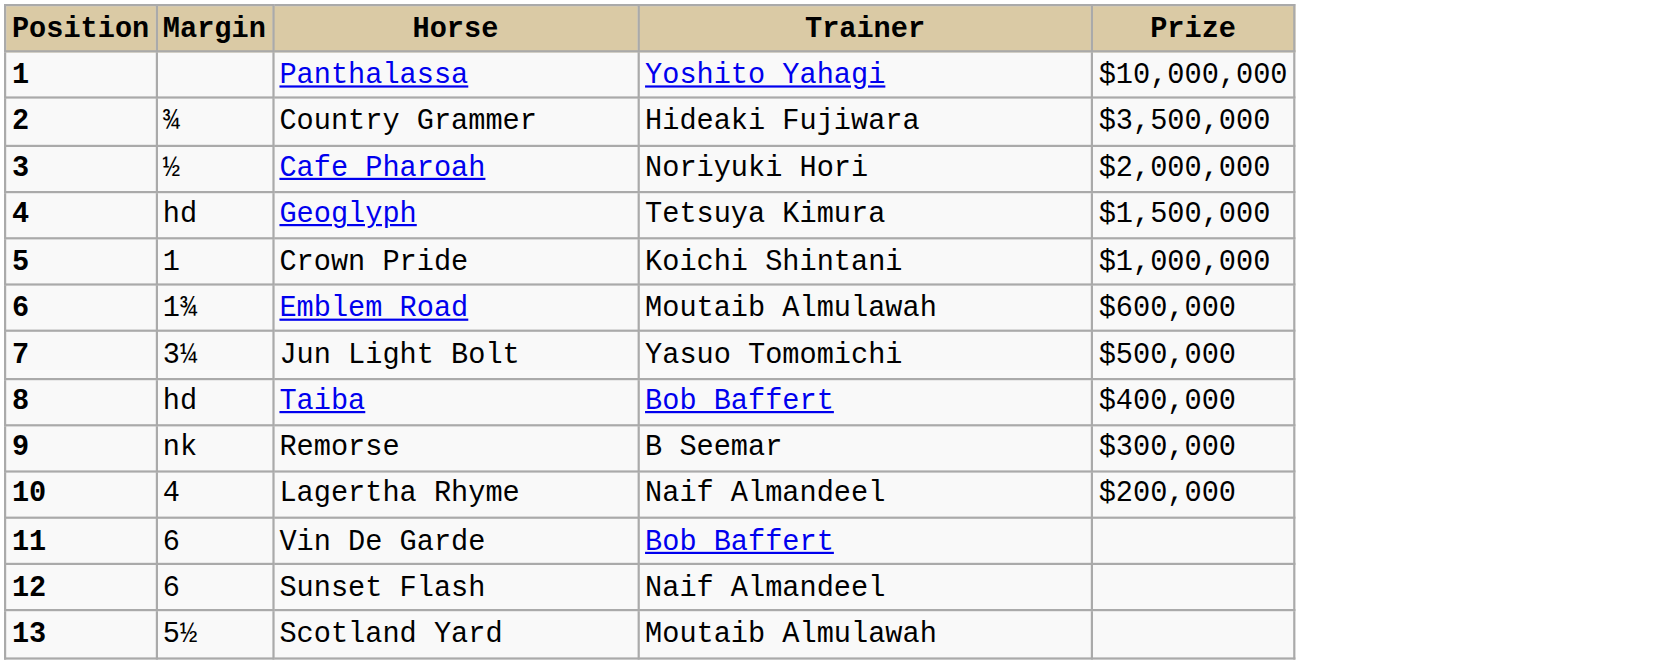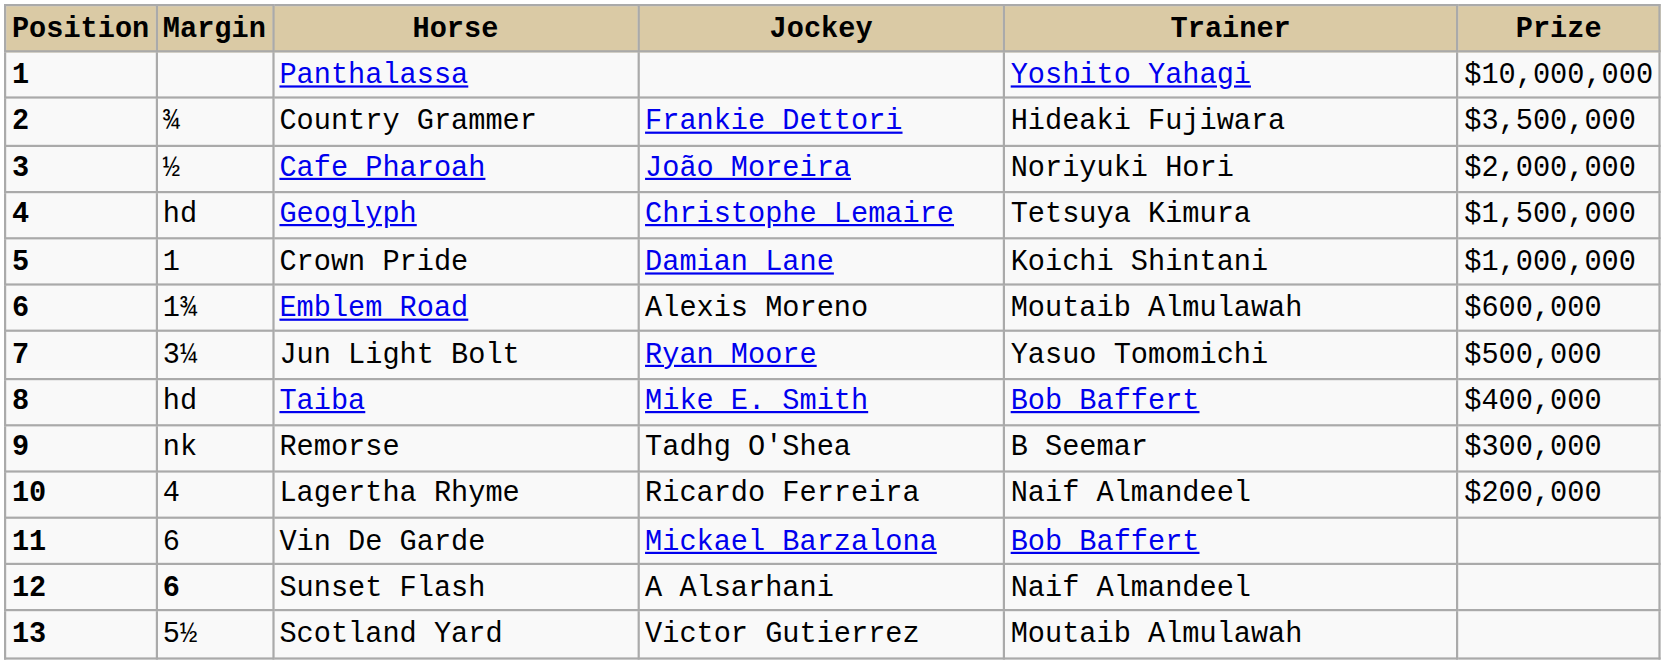+ column: (821, 28)
(171, 588) normal -> (171, 588) bold
